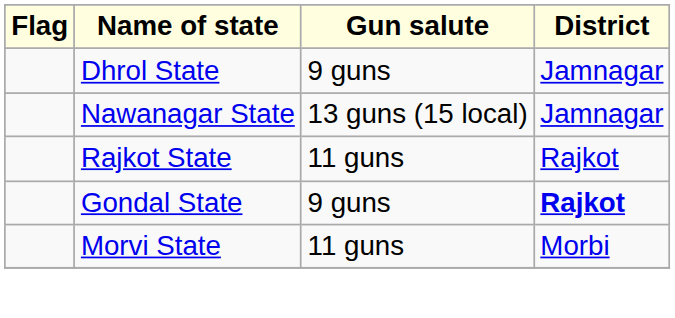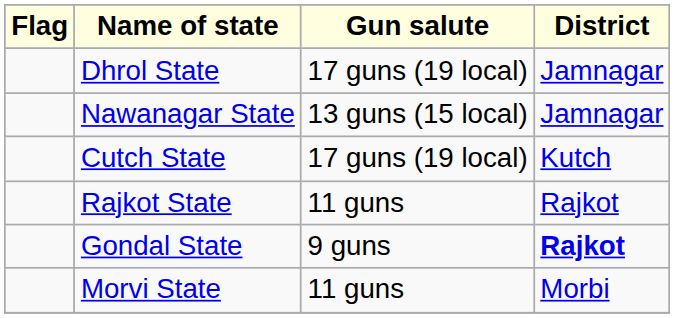(349, 70) 9 guns -> (418, 70) 17 guns (19 local)
+ row: (153, 158)
